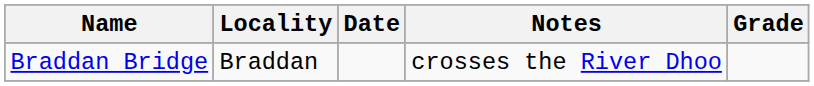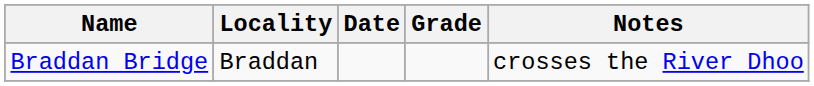columns swapped: (768, 24) <-> (567, 24)
